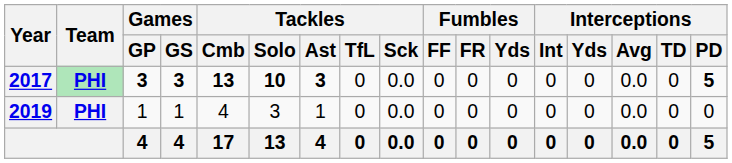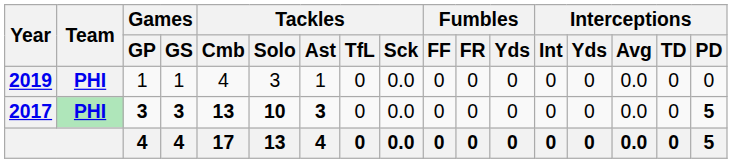rows swapped: (31, 81) <-> (31, 111)
